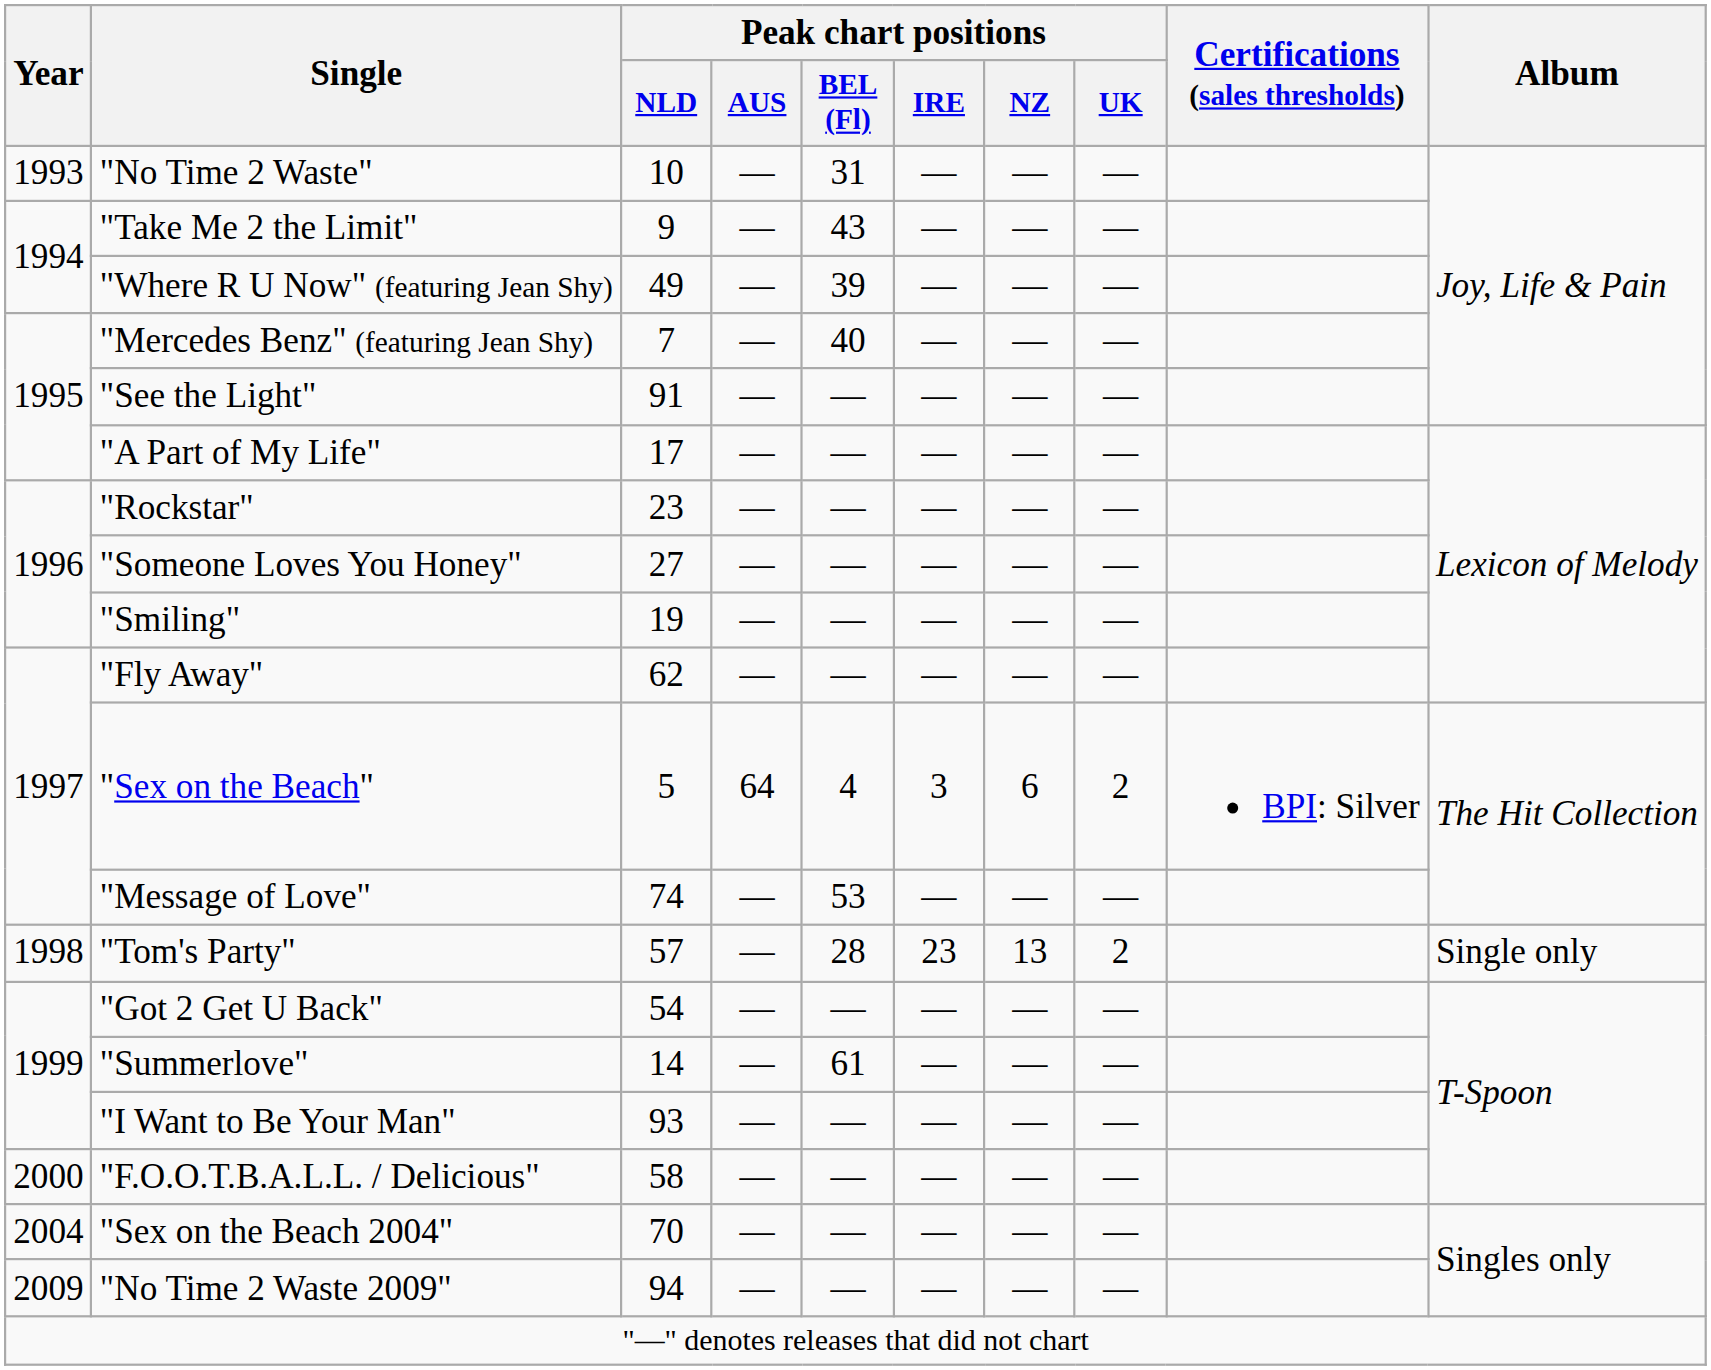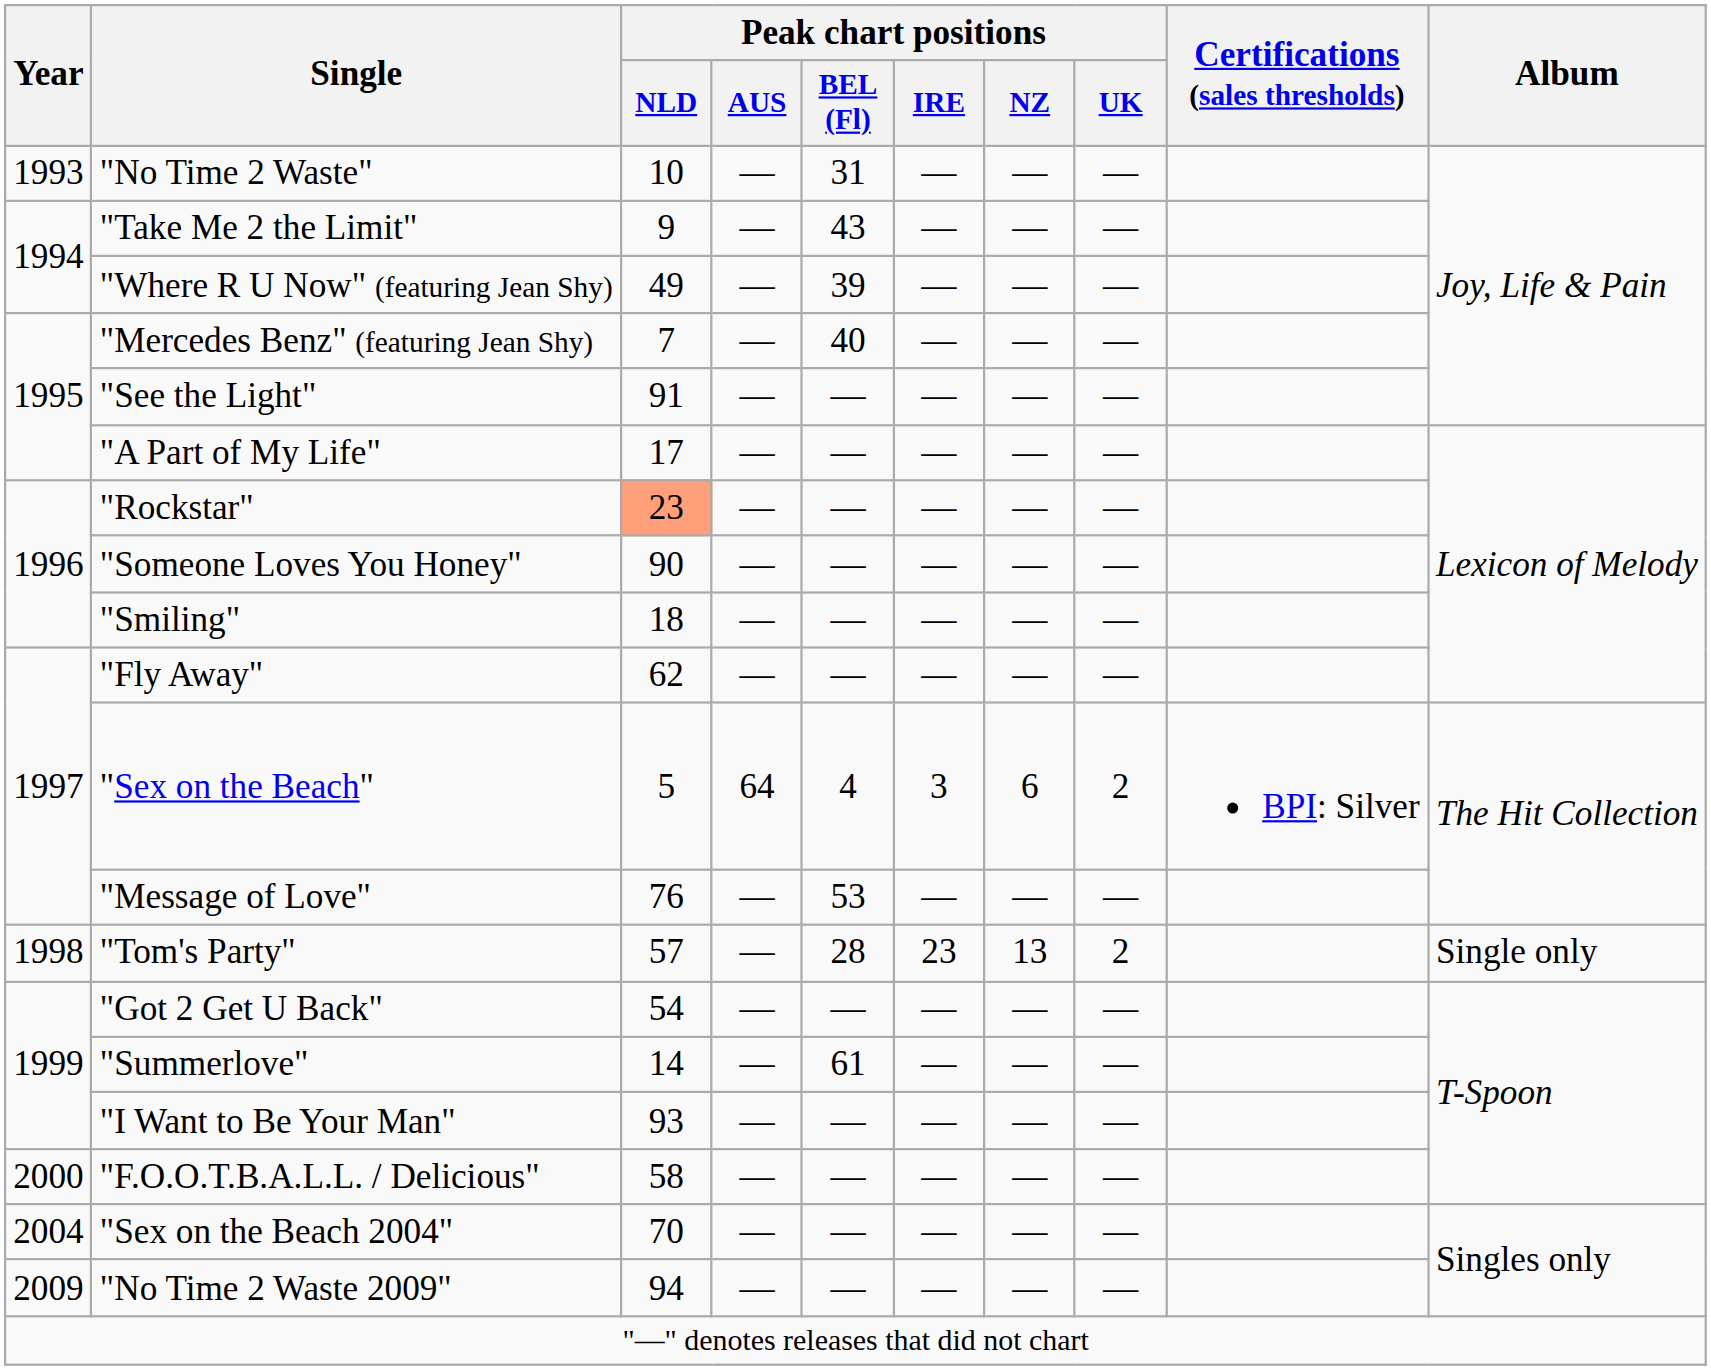(666, 507) no background -> (666, 507) lightsalmon background
(666, 563) 27 -> (666, 563) 90
(666, 619) 19 -> (666, 619) 18
(666, 896) 74 -> (666, 896) 76
